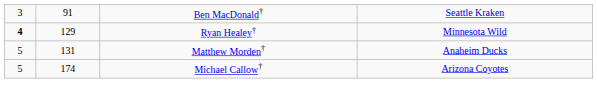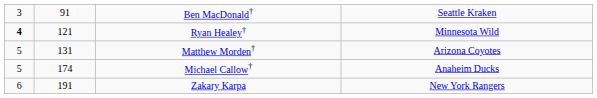(68, 32) 129 -> (65, 32) 121
(475, 50) Anaheim Ducks -> (467, 50) Arizona Coyotes
(475, 68) Arizona Coyotes -> (467, 68) Anaheim Ducks
+ row: (218, 86)
